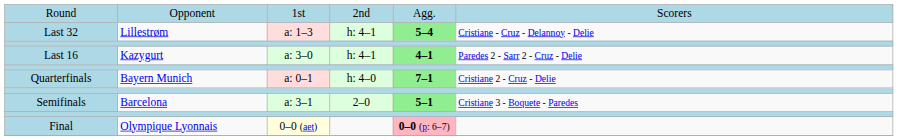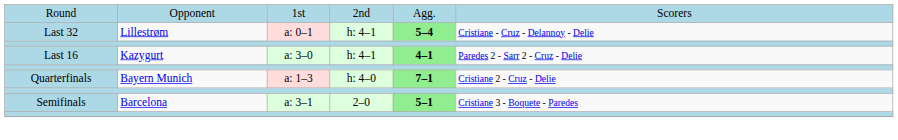(298, 31) a: 1–3 -> (298, 31) a: 0–1
(298, 79) a: 0–1 -> (298, 79) a: 1–3
- row: (61, 126)
